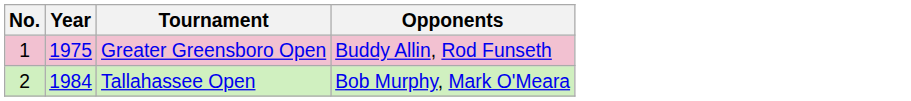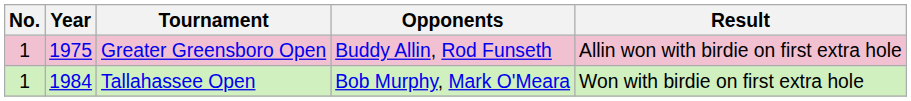+ column: (740, 20)
(25, 81) 2 -> (25, 81) 1
